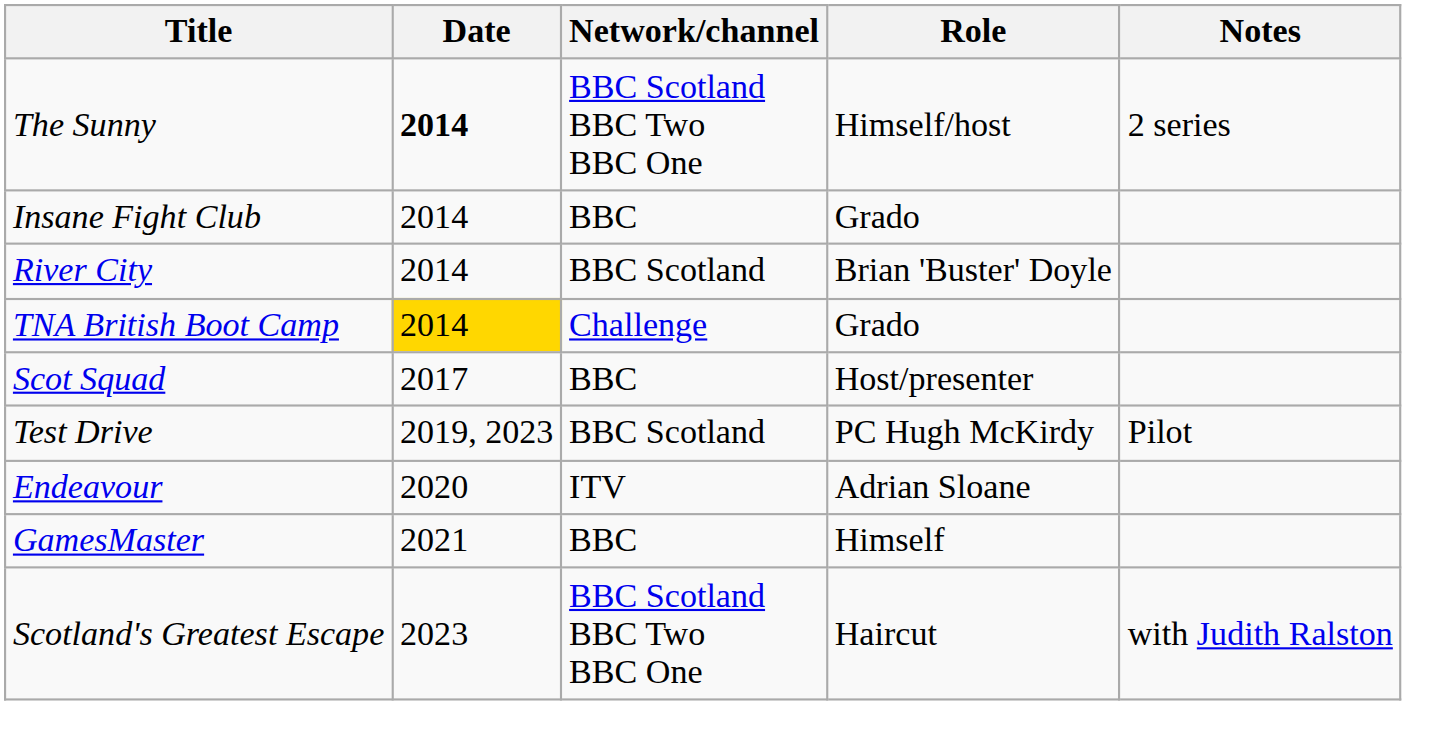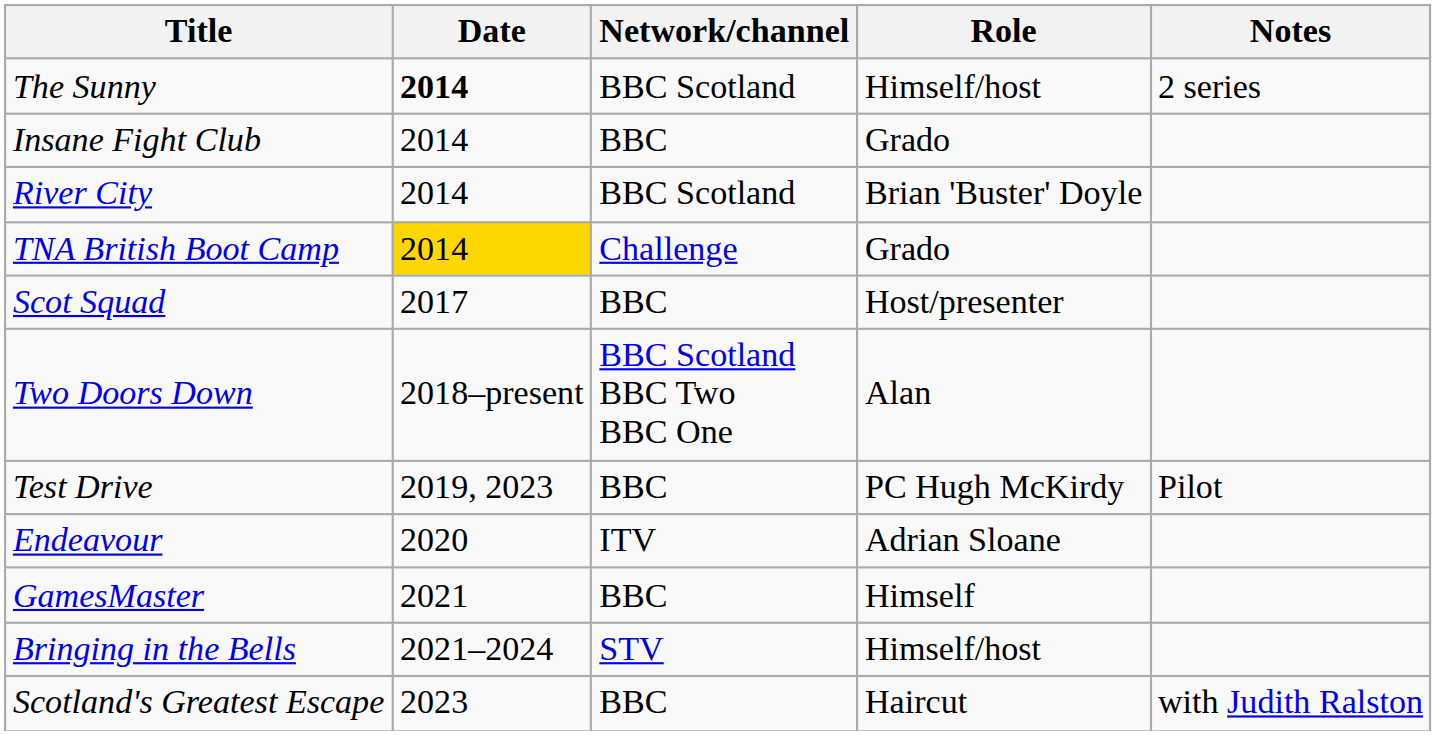(667, 123) BBC Scotland BBC Two BBC One -> (697, 85) BBC Scotland
+ row: (133, 394)
(667, 432) BBC Scotland -> (633, 486) BBC
+ row: (154, 648)
(667, 632) BBC Scotland BBC Two BBC One -> (633, 702) BBC
